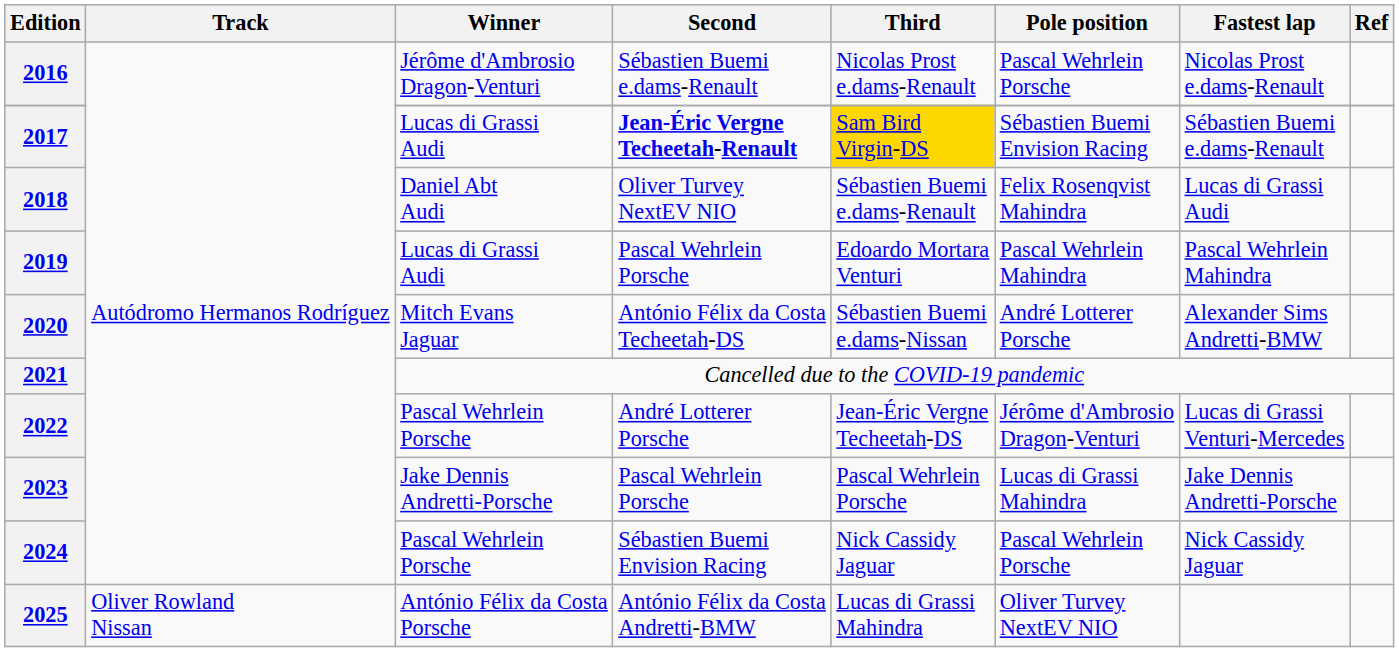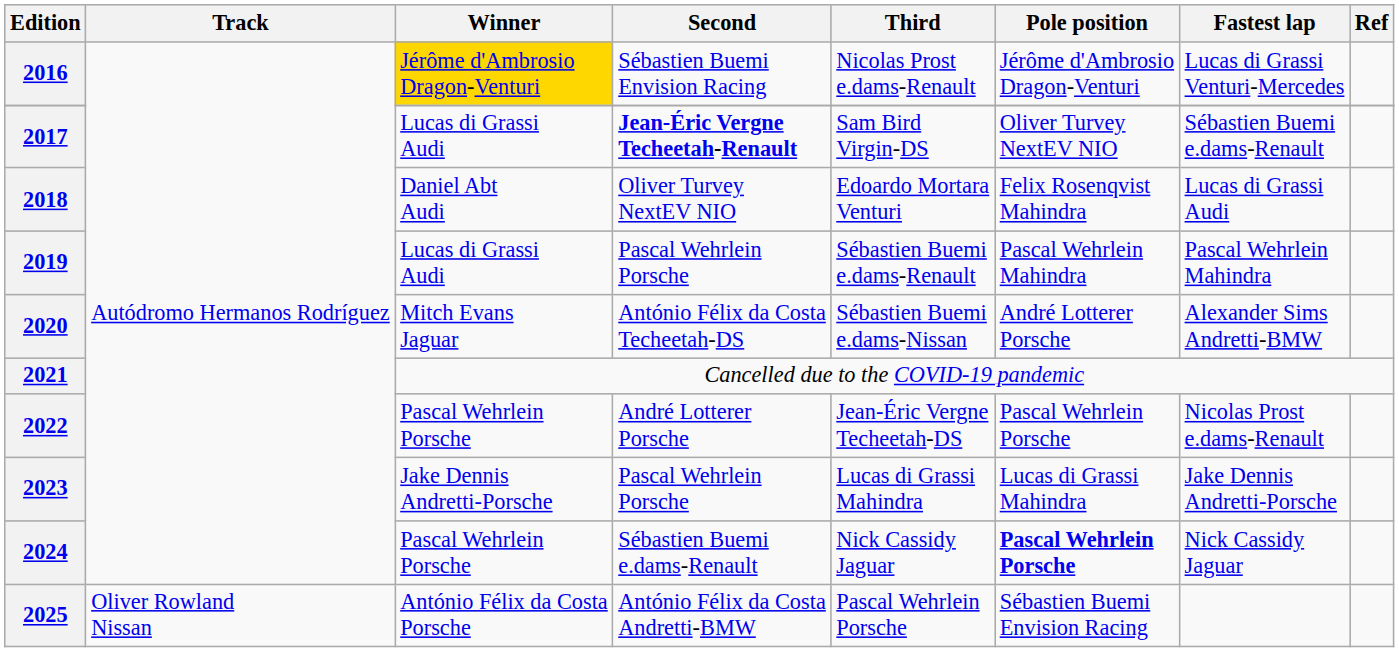(487, 73) no background -> (487, 73) gold background
(694, 73) Sébastien Buemi e.dams-Renault -> (694, 73) Sébastien Buemi Envision Racing
(1071, 73) Pascal Wehrlein Porsche -> (1087, 73) Jérôme d'Ambrosio Dragon-Venturi
(1254, 73) Nicolas Prost e.dams-Renault -> (1265, 73) Lucas di Grassi Venturi-Mercedes
(883, 136) gold background -> (883, 136) no background
(1075, 136) Sébastien Buemi Envision Racing -> (1063, 136) Oliver Turvey NextEV NIO
(912, 199) Sébastien Buemi e.dams-Renault -> (913, 199) Edoardo Mortara Venturi
(913, 262) Edoardo Mortara Venturi -> (912, 262) Sébastien Buemi e.dams-Renault
(1087, 425) Jérôme d'Ambrosio Dragon-Venturi -> (1071, 425) Pascal Wehrlein Porsche
(1265, 425) Lucas di Grassi Venturi-Mercedes -> (1254, 425) Nicolas Prost e.dams-Renault
(908, 489) Pascal Wehrlein Porsche -> (906, 489) Lucas di Grassi Mahindra
(694, 552) Sébastien Buemi Envision Racing -> (694, 552) Sébastien Buemi e.dams-Renault
(1071, 552) normal -> (1077, 552) bold
(906, 615) Lucas di Grassi Mahindra -> (908, 615) Pascal Wehrlein Porsche
(1063, 615) Oliver Turvey NextEV NIO -> (1075, 615) Sébastien Buemi Envision Racing
